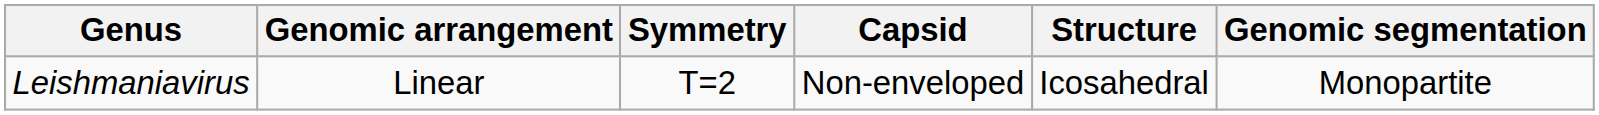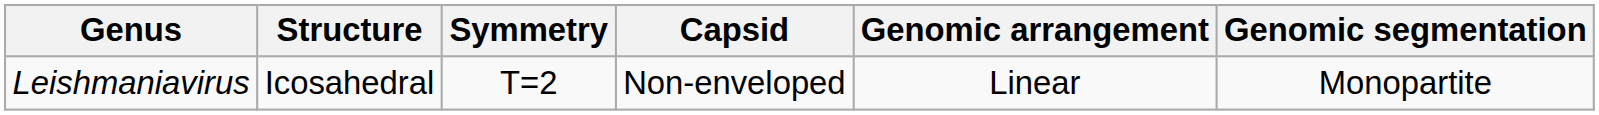columns swapped: (1124, 30) <-> (439, 30)
